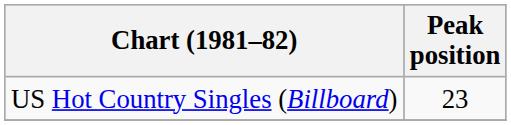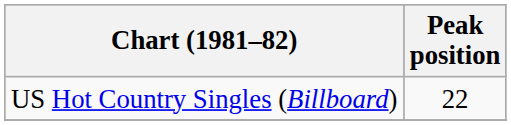(455, 98) 23 -> (455, 98) 22
